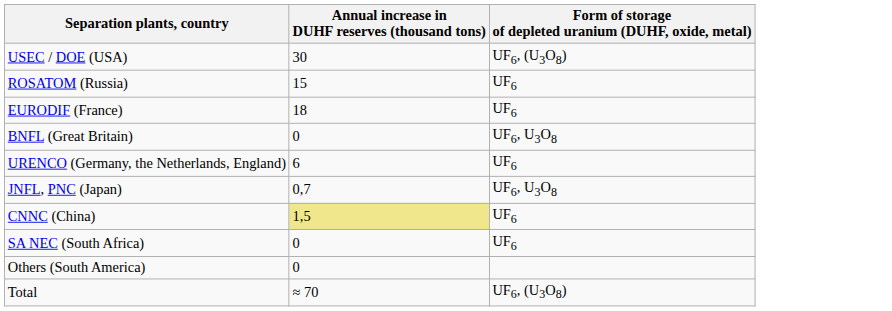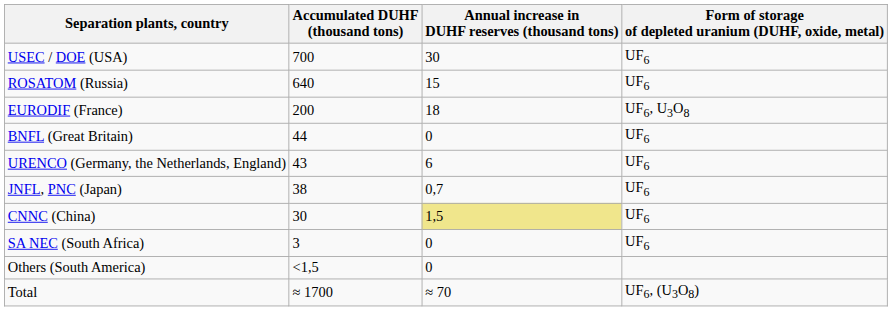+ column: (356, 24)
(529, 56) UF6, (U3O8) -> (637, 56) UF6
(505, 110) UF6 -> (657, 110) UF6, U3O8
(525, 136) UF6, U3O8 -> (637, 136) UF6
(525, 189) UF6, U3O8 -> (637, 189) UF6
